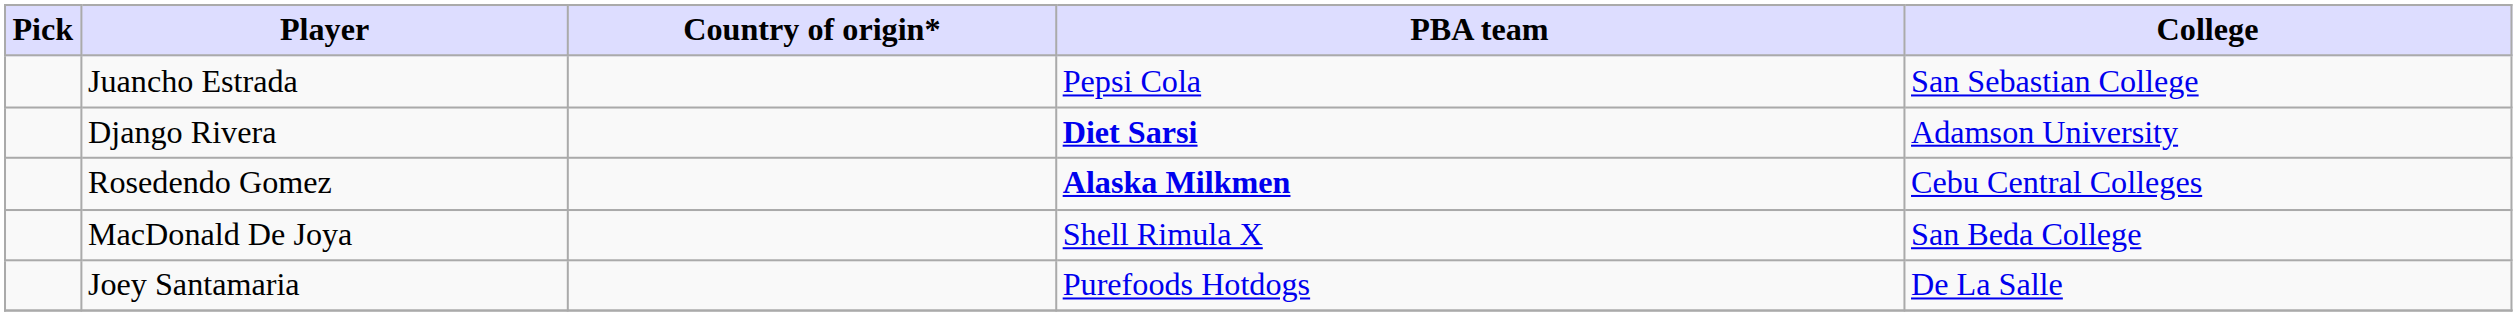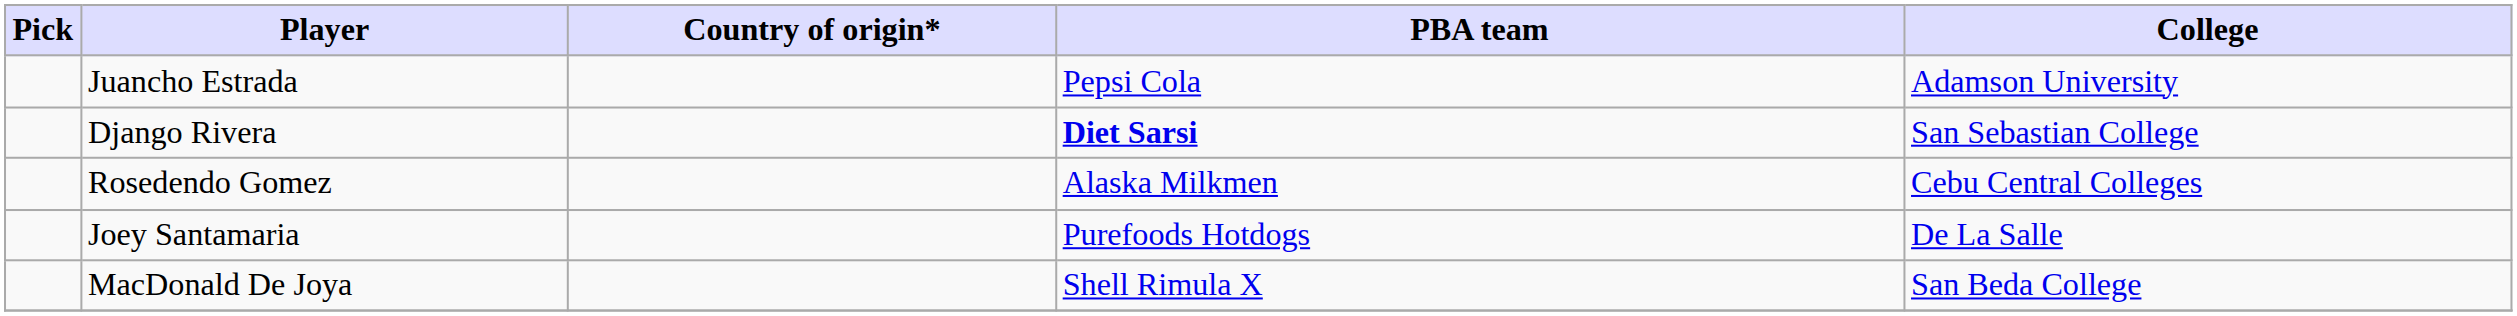(2055, 81) San Sebastian College -> (2045, 81) Adamson University
(2045, 132) Adamson University -> (2055, 132) San Sebastian College
(1177, 183) bold -> (1170, 183) normal
rows swapped: (220, 234) <-> (194, 285)
